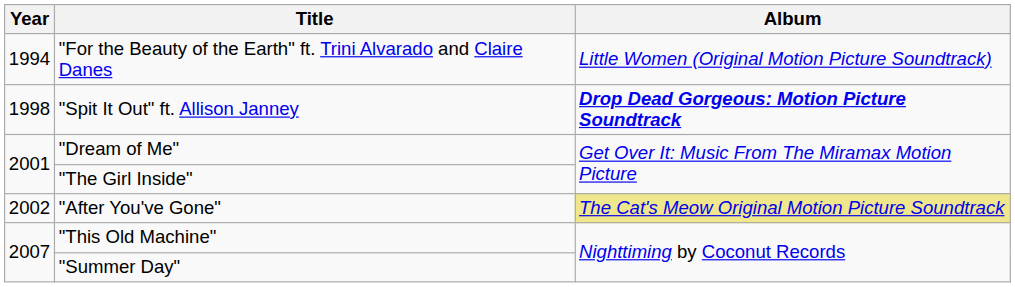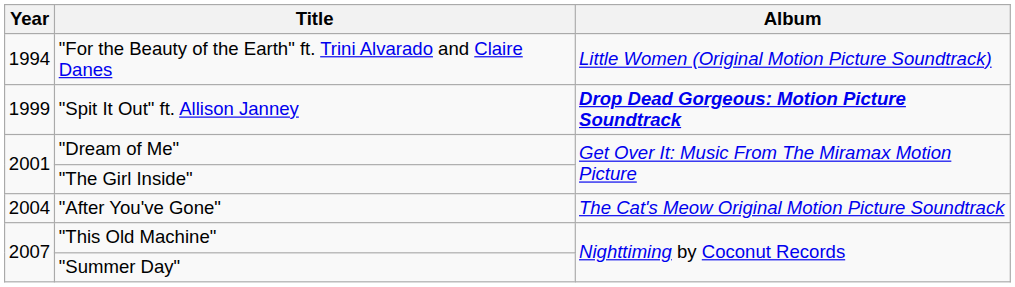(30, 109) 1998 -> (30, 109) 1999
(30, 208) 2002 -> (30, 208) 2004
(792, 208) khaki background -> (792, 208) no background
